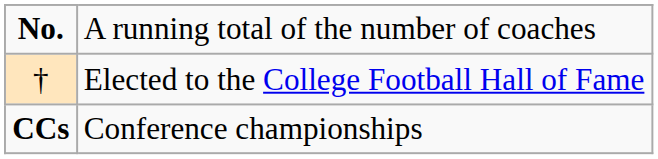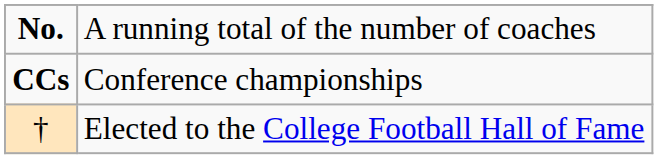rows swapped: (41, 128) <-> (41, 78)
